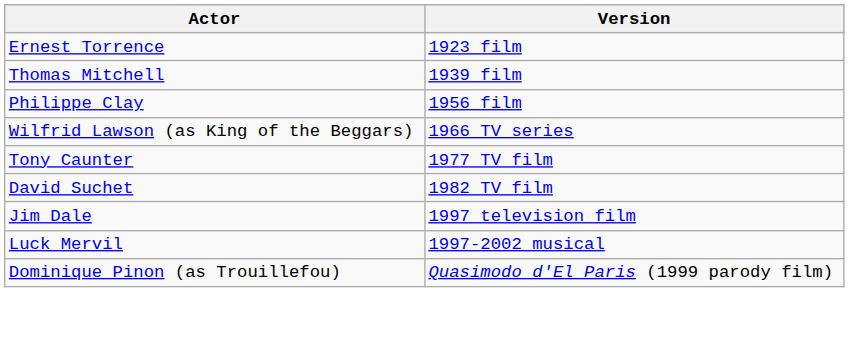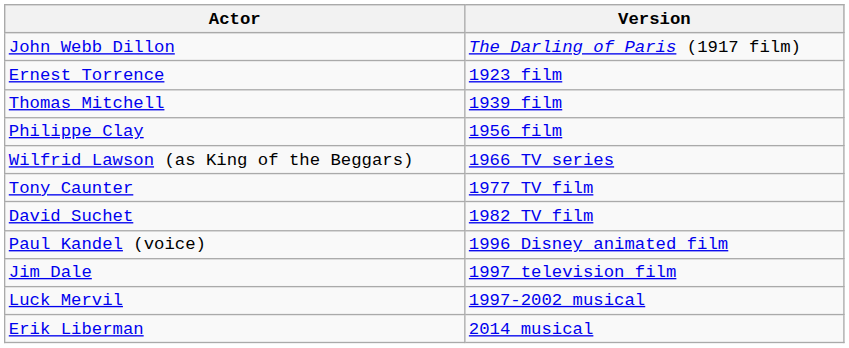+ row: (92, 47)
+ row: (107, 244)
- row: (175, 272)
+ row: (76, 329)
